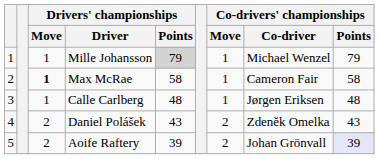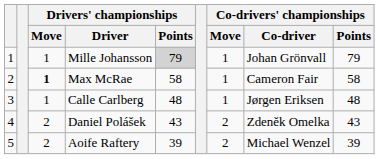(289, 57) Michael Wenzel -> (286, 57) Johan Grönvall
(286, 142) Johan Grönvall -> (289, 142) Michael Wenzel
(354, 142) lavender background -> (354, 142) no background
